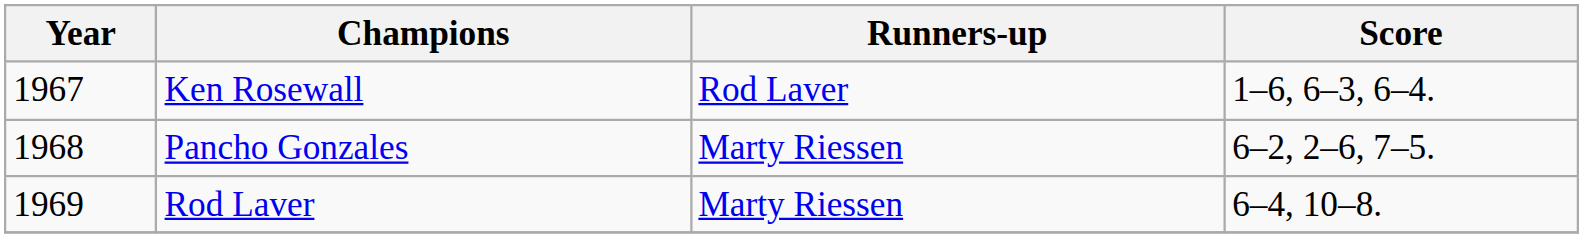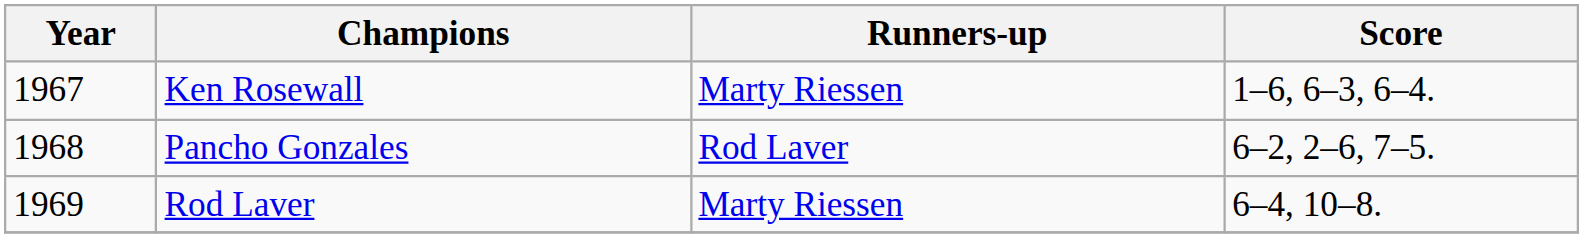(773, 89) Rod Laver -> (801, 89) Marty Riessen
(801, 146) Marty Riessen -> (773, 146) Rod Laver
